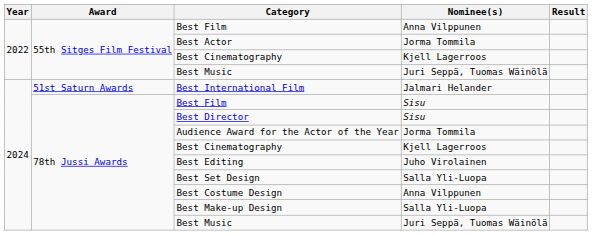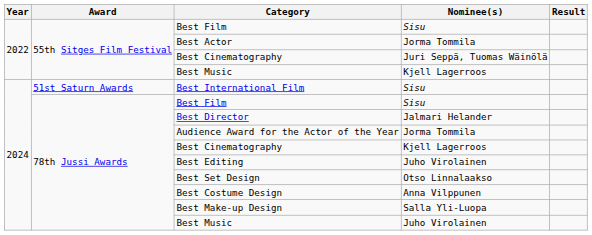(442, 27) Anna Vilppunen -> (414, 27) Sisu
(445, 57) Kjell Lagerroos -> (475, 57) Juri Seppä, Tuomas Wäinölä
(475, 72) Juri Seppä, Tuomas Wäinölä -> (445, 72) Kjell Lagerroos
(448, 87) Jalmari Helander -> (414, 87) Sisu
(414, 117) Sisu -> (448, 117) Jalmari Helander
(445, 177) Salla Yli-Luopa -> (448, 177) Otso Linnalaakso
(475, 222) Juri Seppä, Tuomas Wäinölä -> (445, 222) Juho Virolainen
